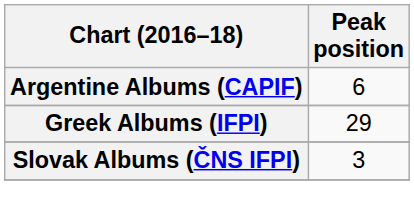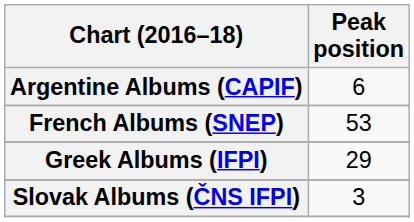+ row: (156, 123)
